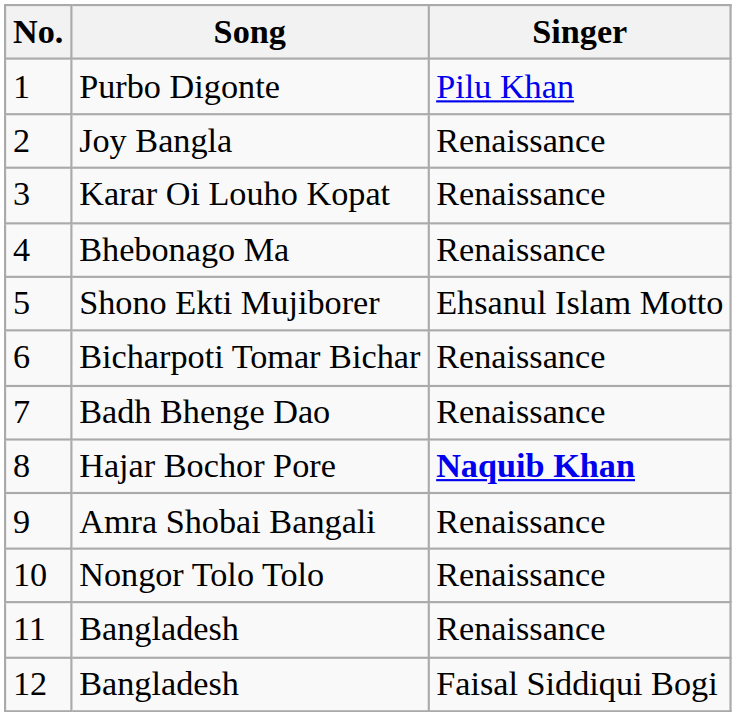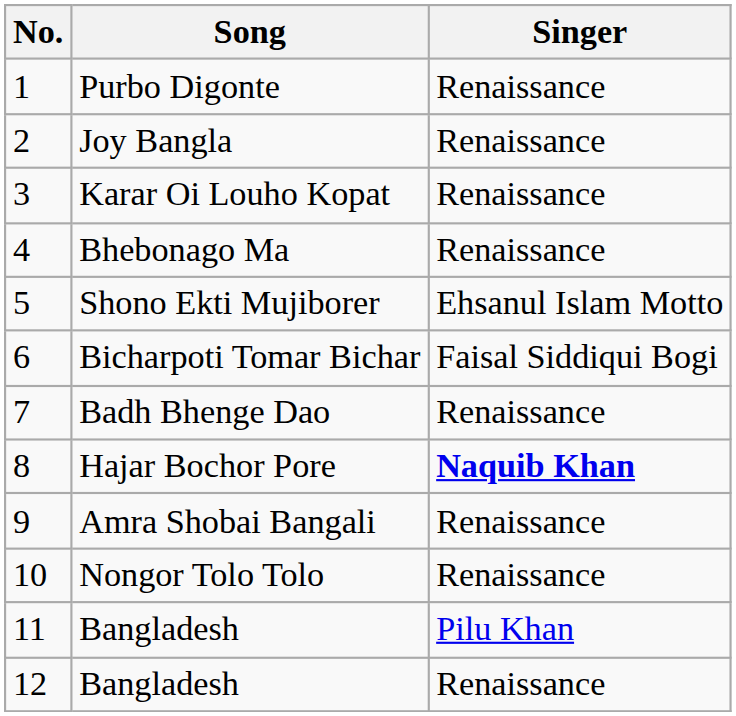(505, 85) Pilu Khan -> (521, 85) Renaissance
(521, 357) Renaissance -> (577, 357) Faisal Siddiqui Bogi
(521, 628) Renaissance -> (505, 628) Pilu Khan
(577, 683) Faisal Siddiqui Bogi -> (521, 683) Renaissance
